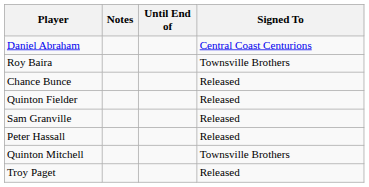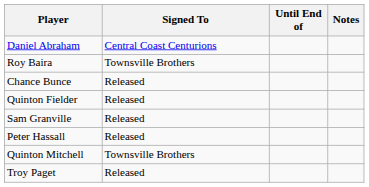columns swapped: (281, 20) <-> (120, 20)
